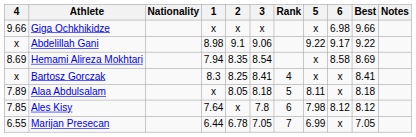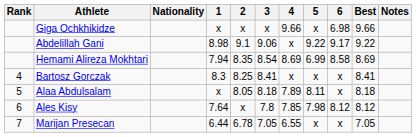columns swapped: (289, 12) <-> (16, 12)
(316, 60) x -> (316, 60) 6.99
(316, 124) 6.99 -> (316, 124) x
